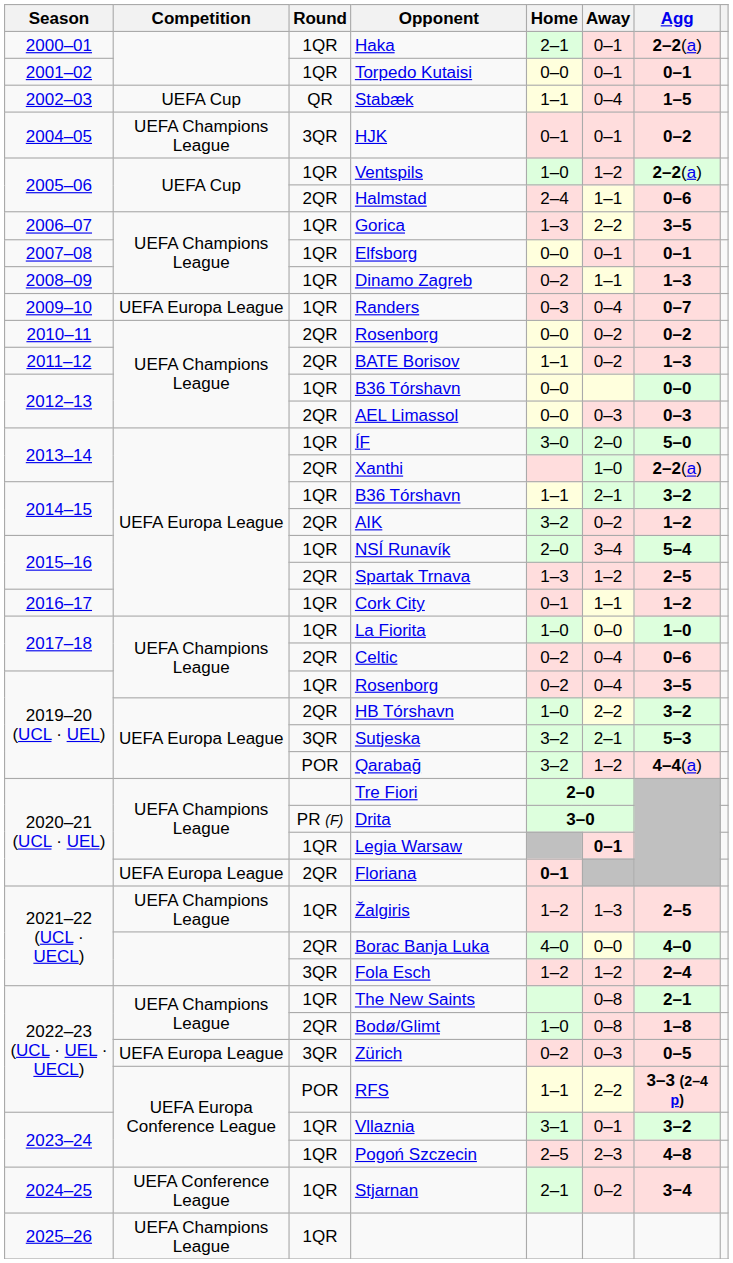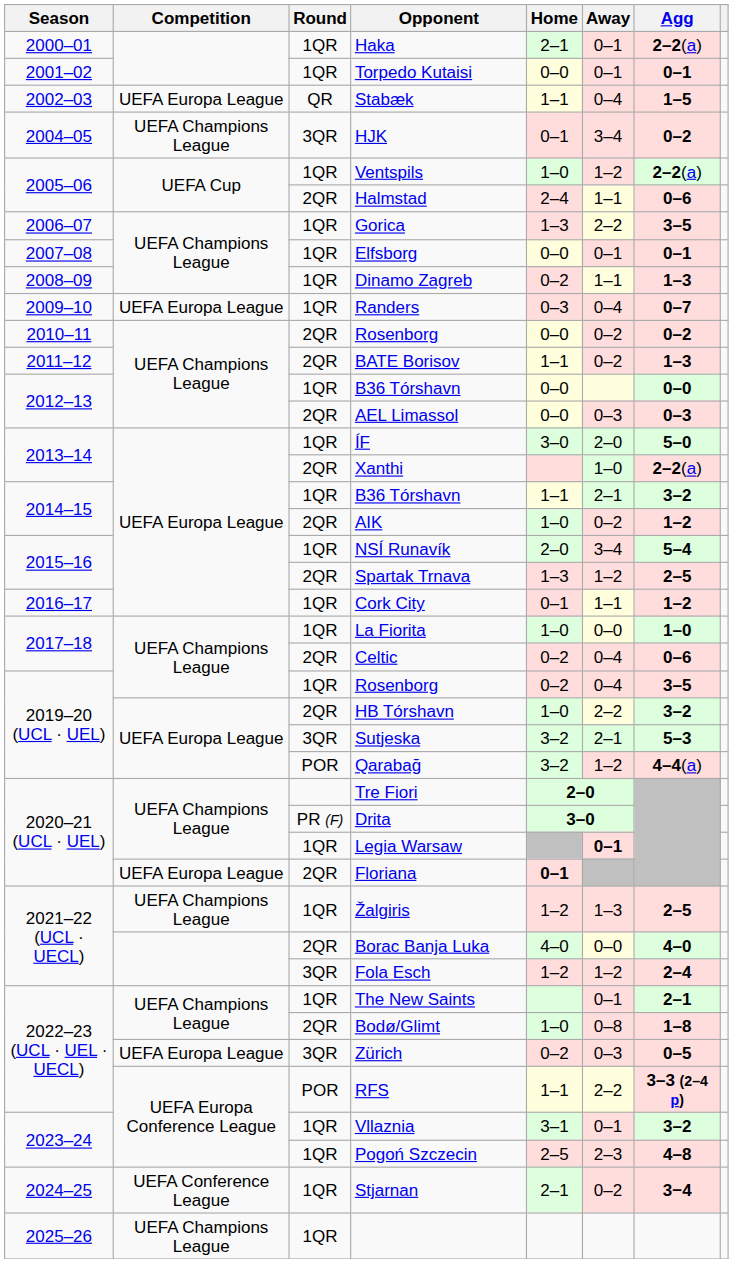(201, 99) UEFA Cup -> (201, 99) UEFA Europa League
(608, 136) 0–1 -> (608, 136) 3–4
(554, 522) 3–2 -> (554, 522) 1–0
(608, 1000) 0–8 -> (608, 1000) 0–1
